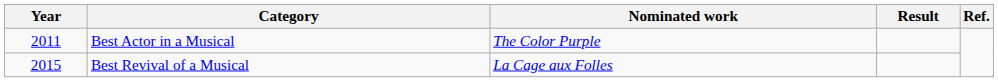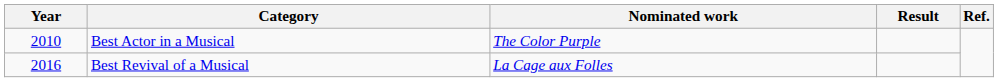(46, 40) 2011 -> (46, 40) 2010
(46, 64) 2015 -> (46, 64) 2016
